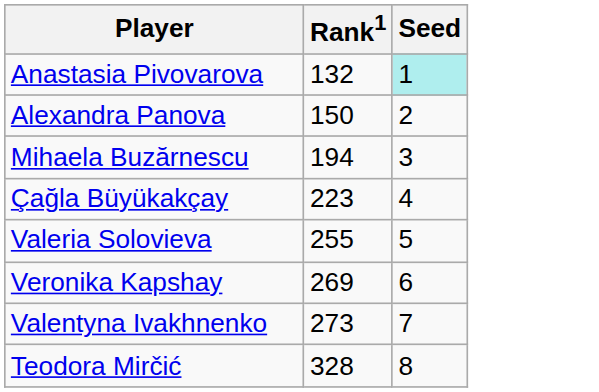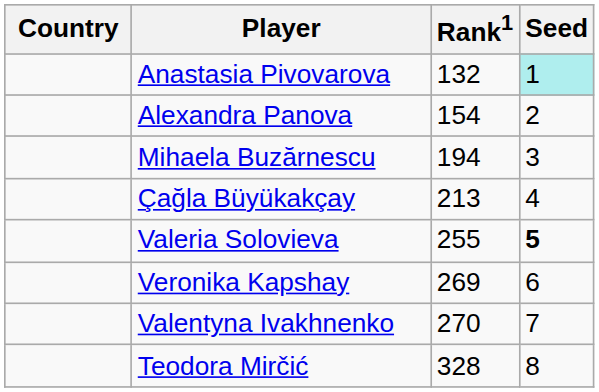+ column: (68, 28)
(332, 115) 150 -> (459, 115) 154
(332, 198) 223 -> (459, 198) 213
(406, 240) normal -> (533, 240) bold
(332, 323) 273 -> (459, 323) 270
